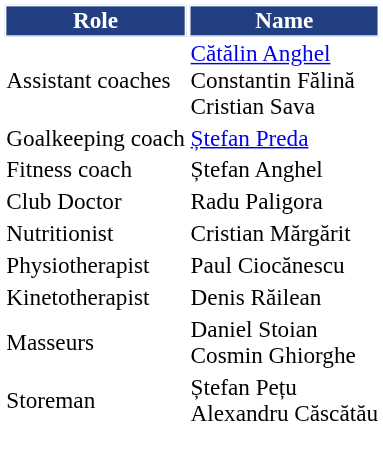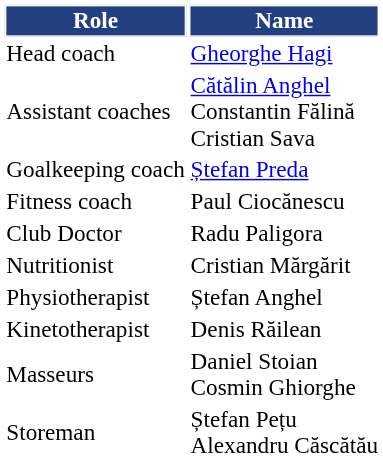+ row: (61, 53)
(257, 169) Ștefan Anghel -> (268, 201) Paul Ciocănescu
(268, 265) Paul Ciocănescu -> (257, 297) Ștefan Anghel
